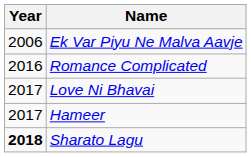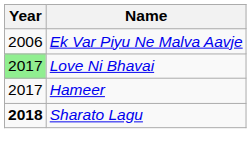- row: (128, 66)
(25, 90) no background -> (25, 66) lightgreen background
